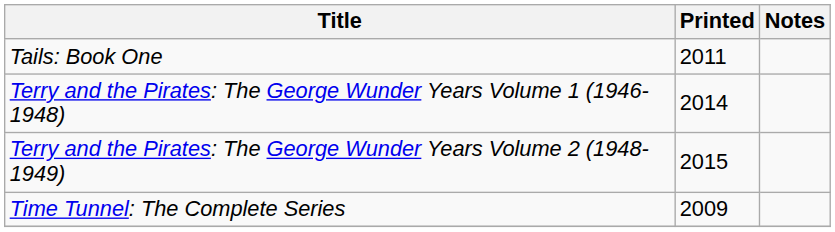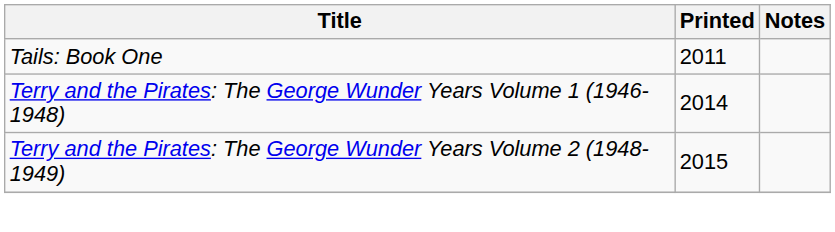- row: (178, 208)
